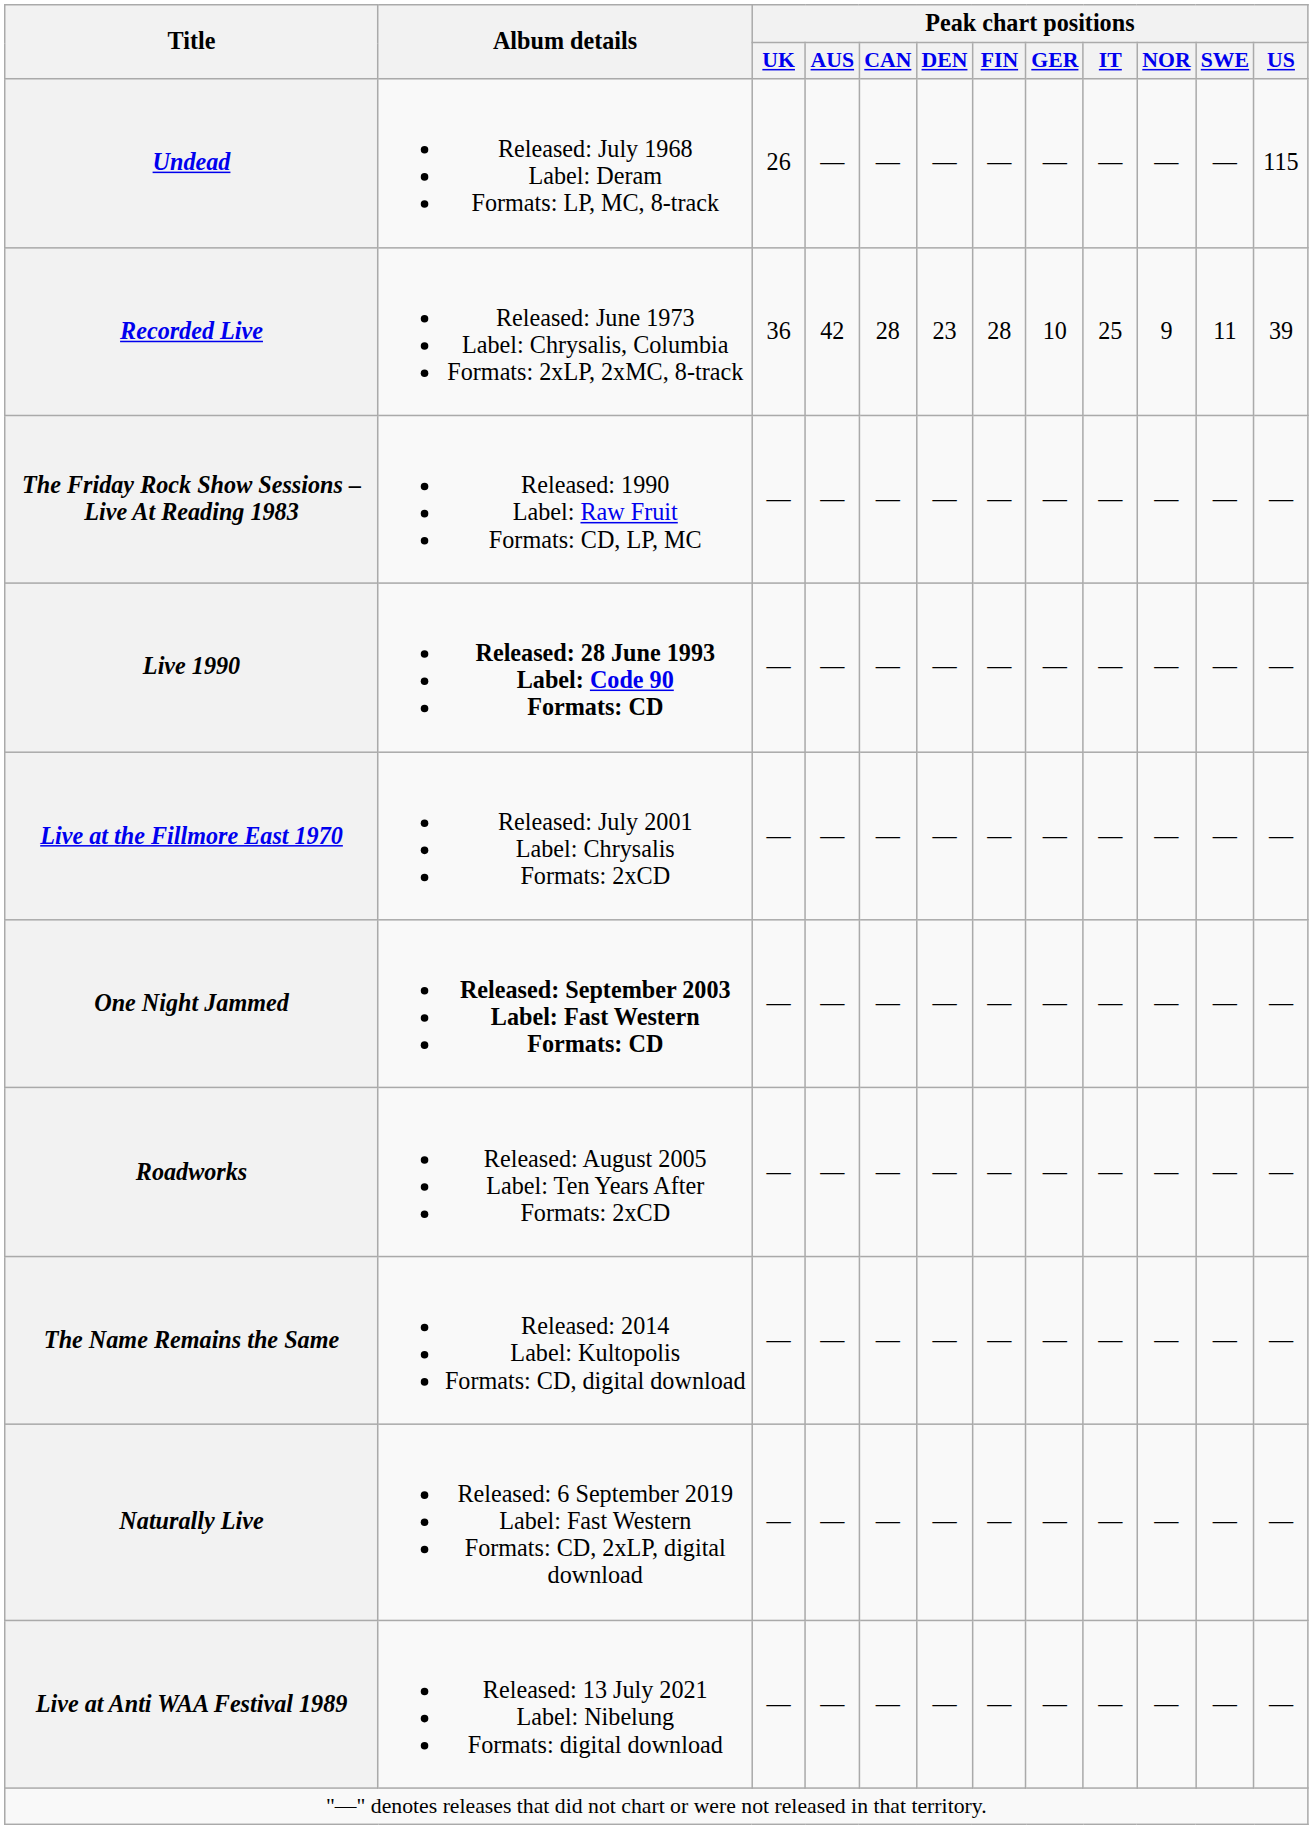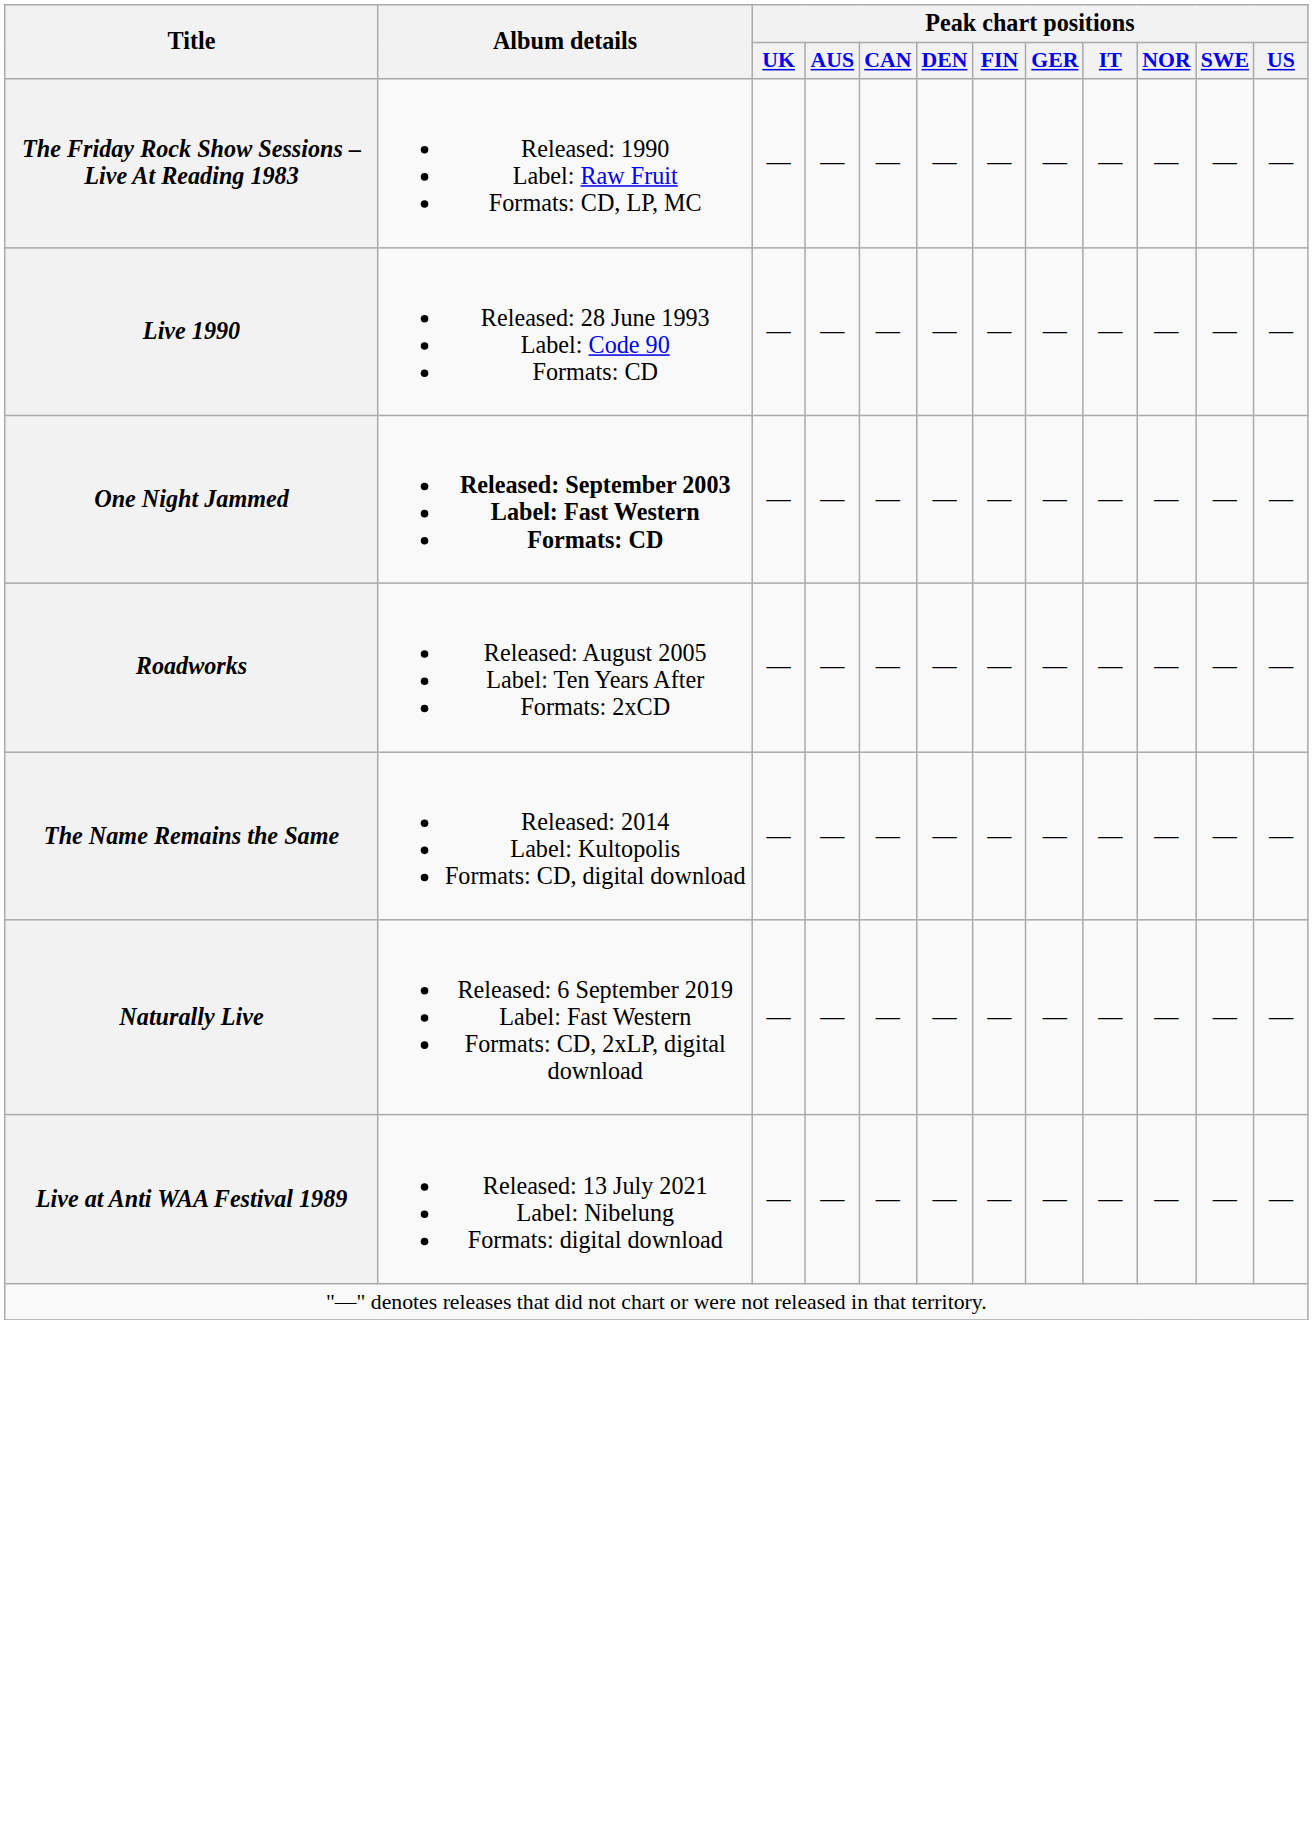- row: (192, 162)
- row: (192, 330)
(565, 681) bold -> (565, 345) normal
- row: (192, 835)
